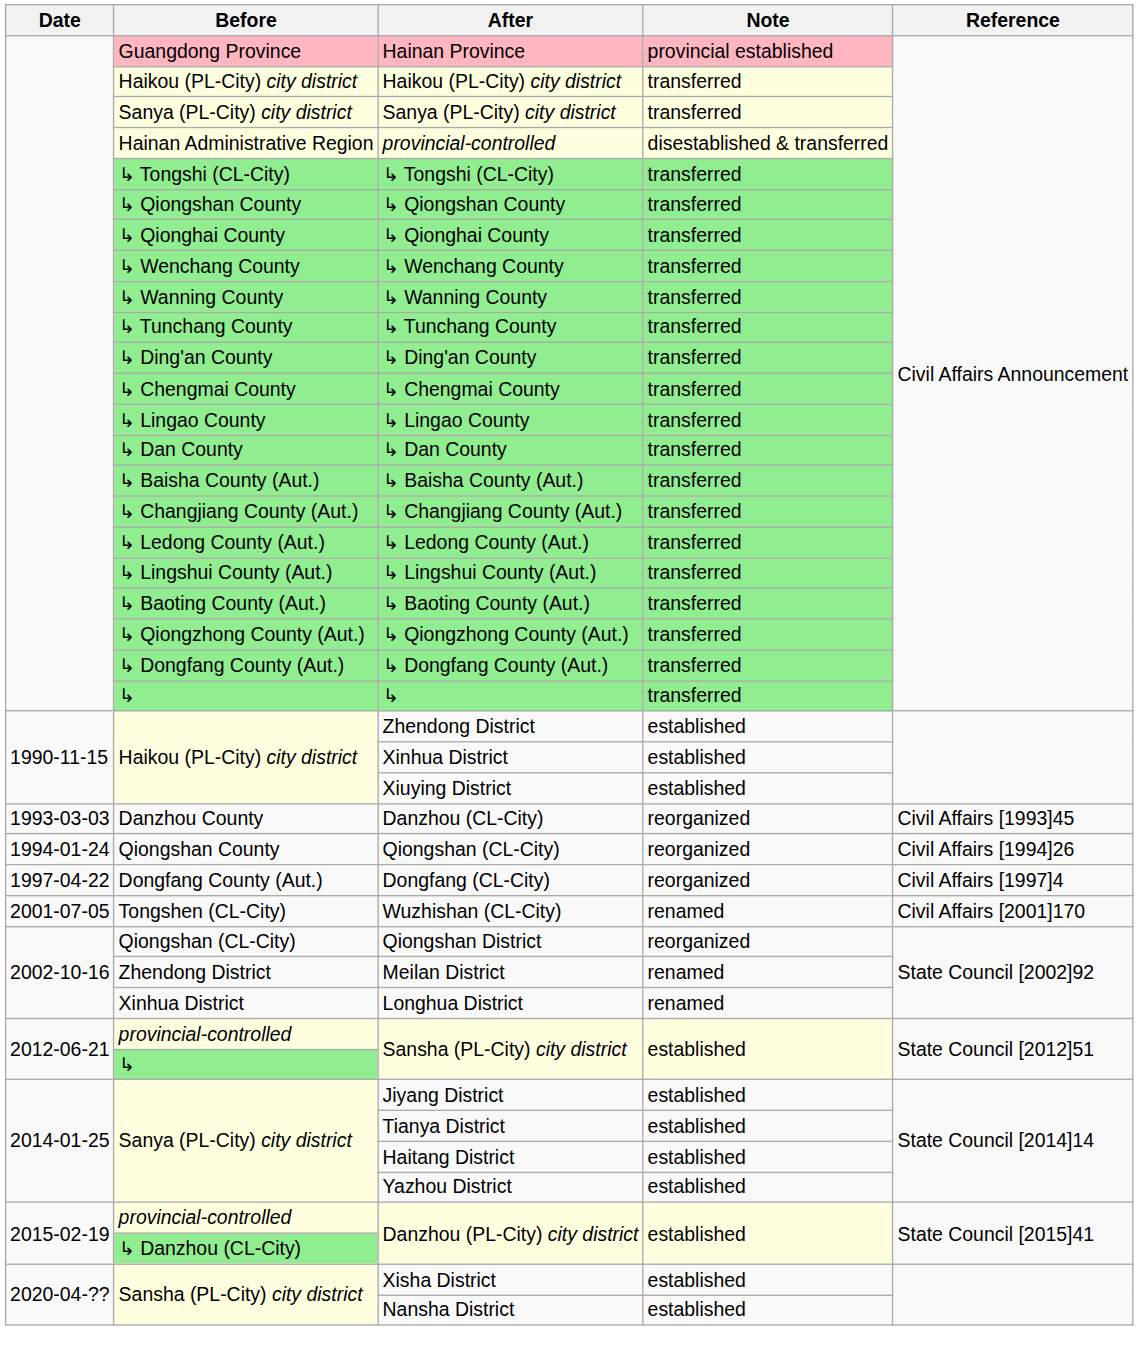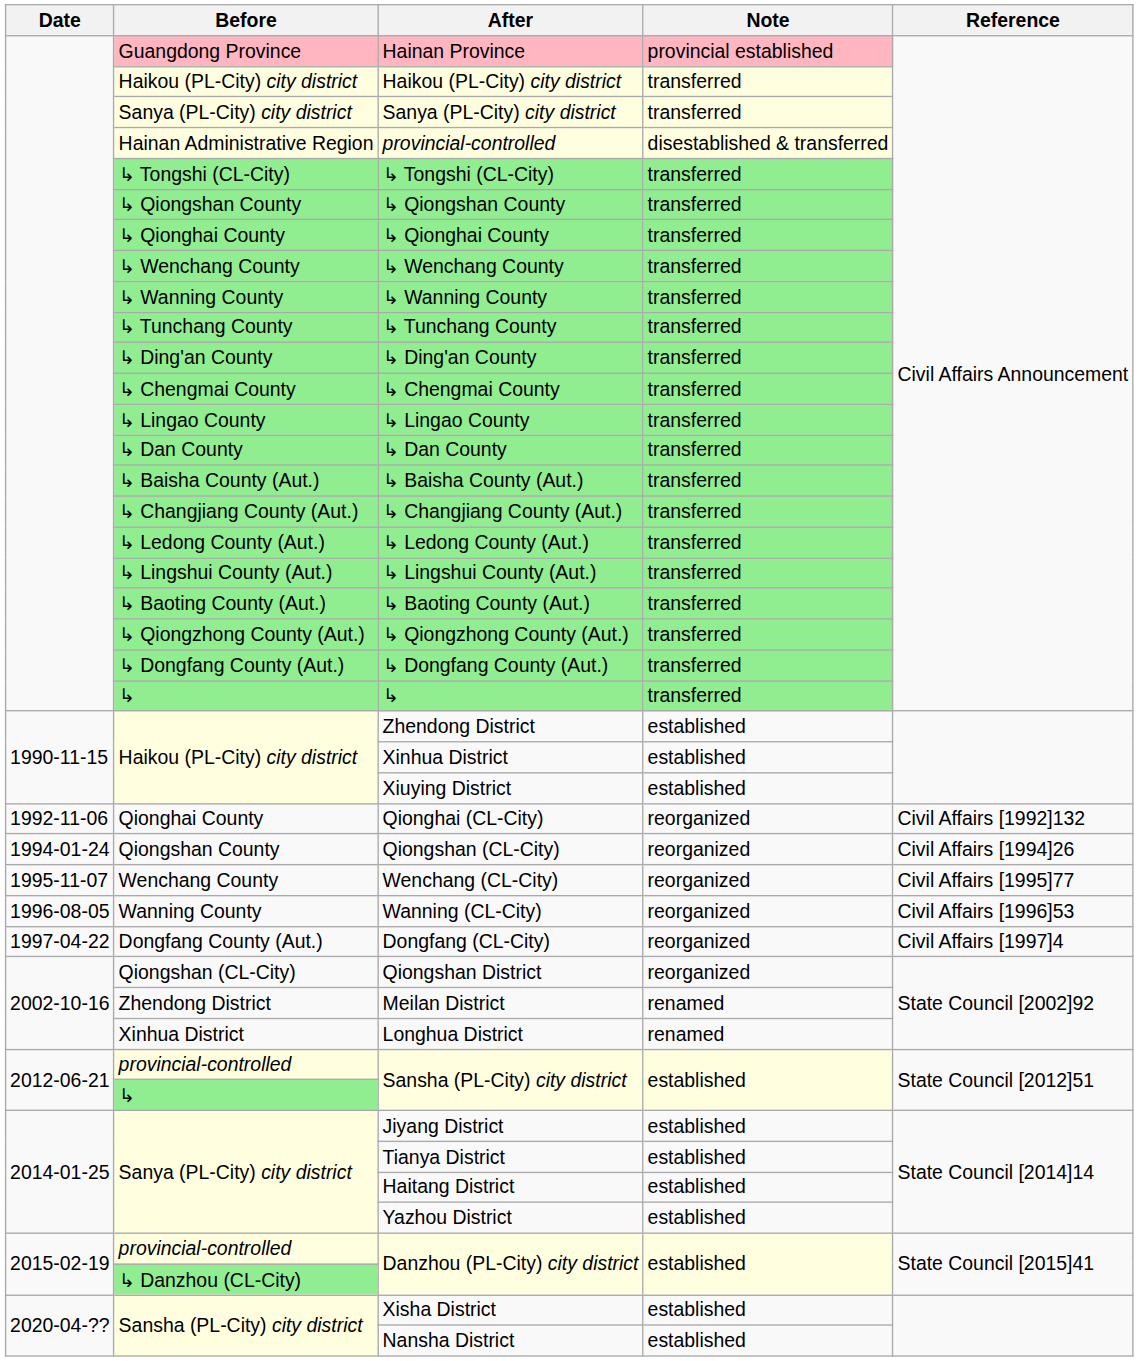+ row: (191, 819)
- row: (191, 819)
+ row: (198, 880)
+ row: (190, 911)
- row: (202, 911)
